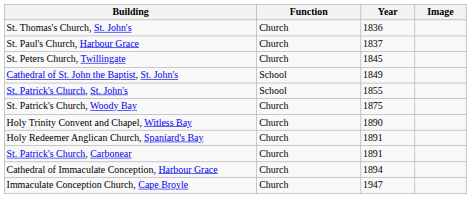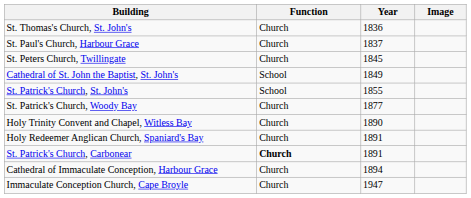(373, 106) 1875 -> (373, 106) 1877
(274, 153) normal -> (275, 153) bold
